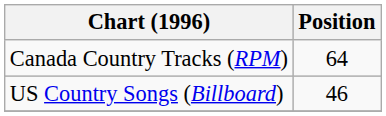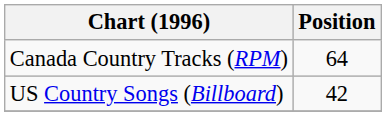(337, 93) 46 -> (337, 93) 42
